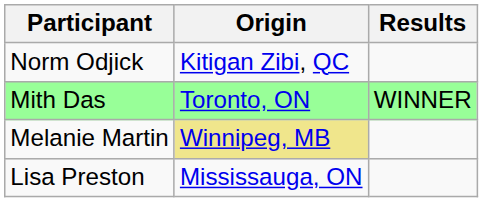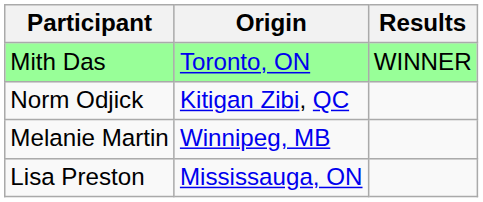rows swapped: (58, 100) <-> (77, 61)
(255, 138) khaki background -> (255, 138) no background
